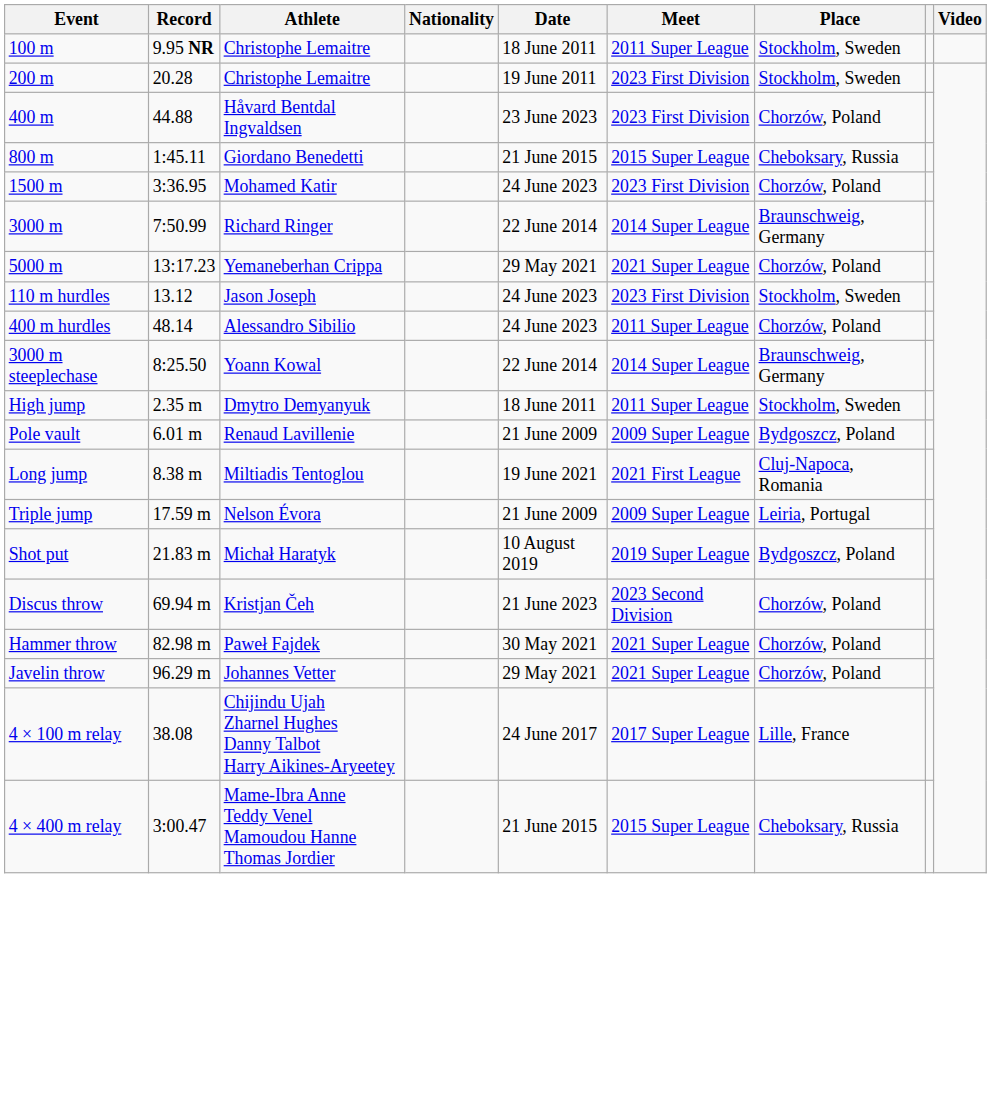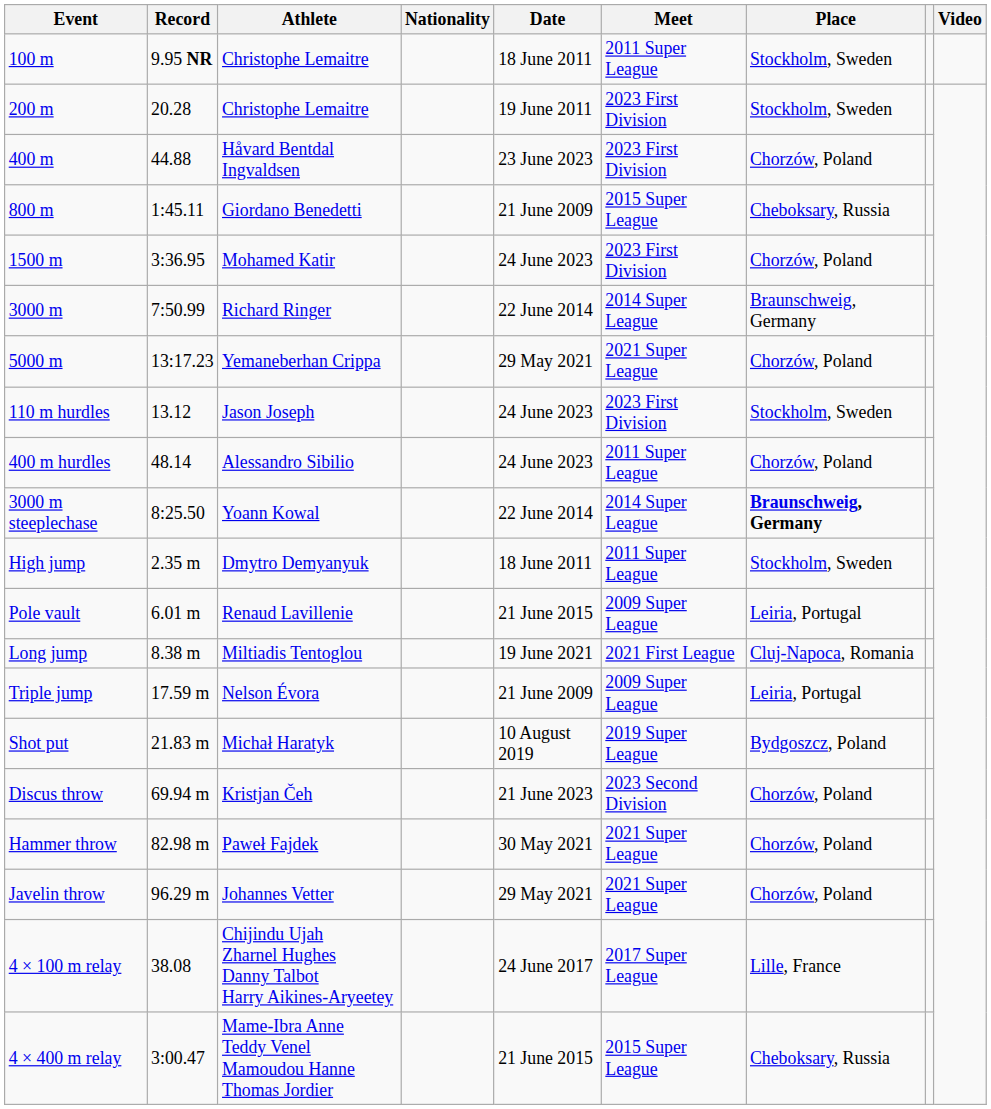(550, 157) 21 June 2015 -> (546, 210) 21 June 2009
(812, 365) normal -> (806, 512) bold
(550, 434) 21 June 2009 -> (546, 613) 21 June 2015
(827, 434) Bydgoszcz, Poland -> (806, 613) Leiria, Portugal
